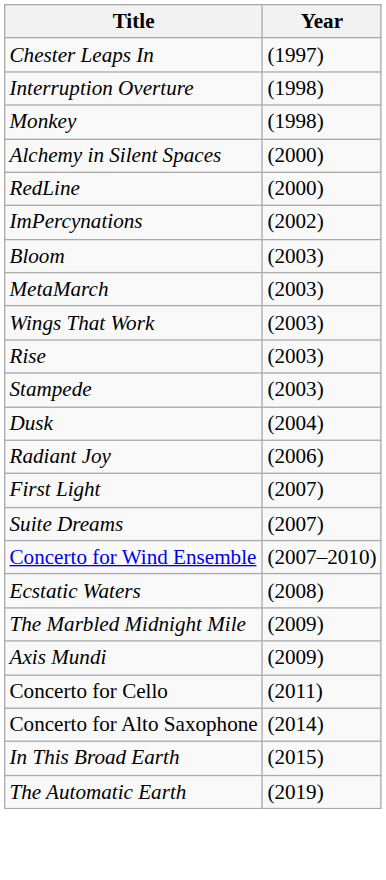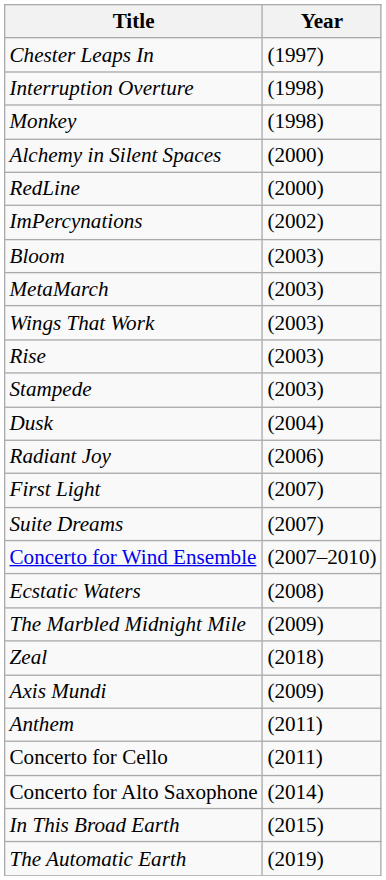+ row: (28, 657)
+ row: (42, 724)
